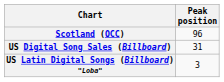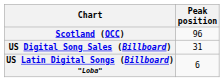(198, 65) 3 -> (198, 65) 6
